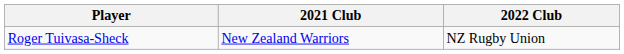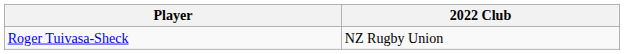- column: (331, 15)
